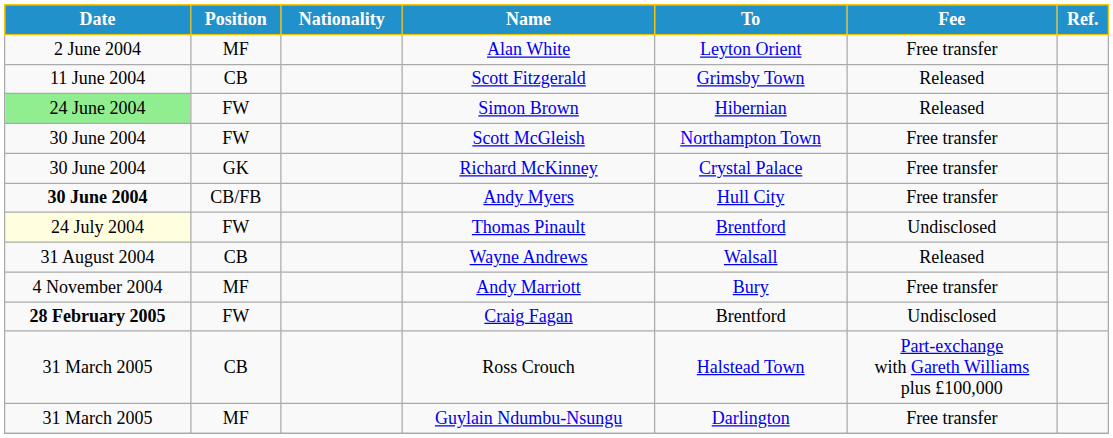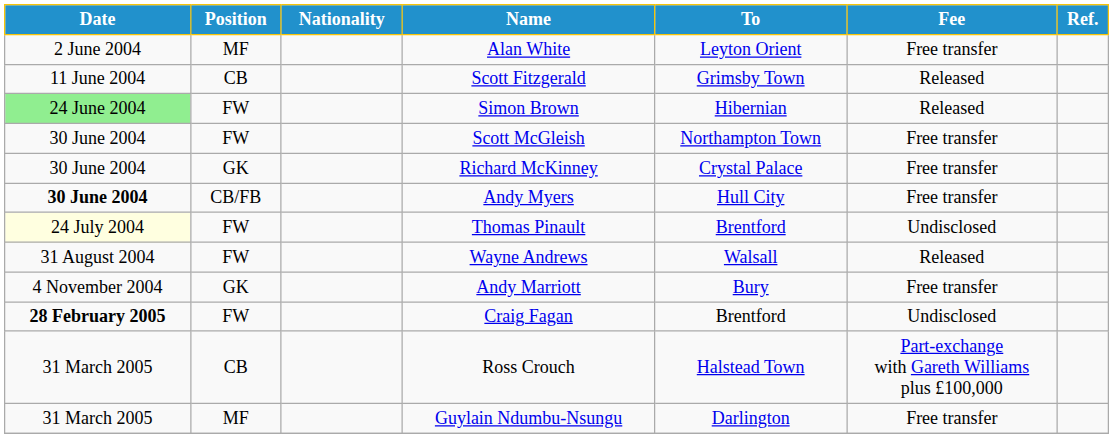(236, 257) CB -> (236, 257) FW
(236, 286) MF -> (236, 286) GK
